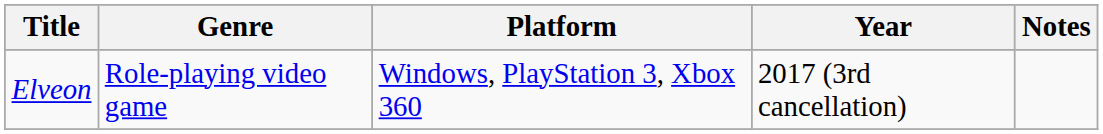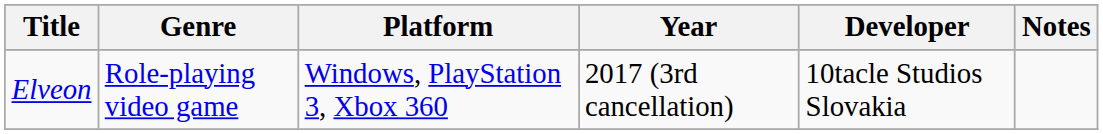+ column: (907, 27)
